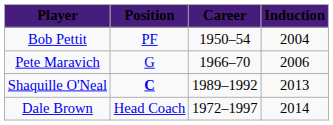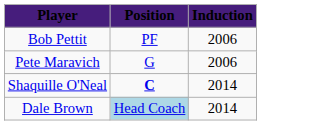- column: (225, 16)
(295, 39) 2004 -> (222, 39) 2006
(295, 85) 2013 -> (222, 85) 2014
(150, 108) no background -> (150, 108) lightblue background
